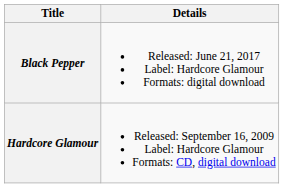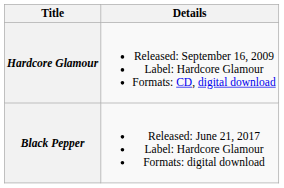rows swapped: (53, 143) <-> (53, 62)
